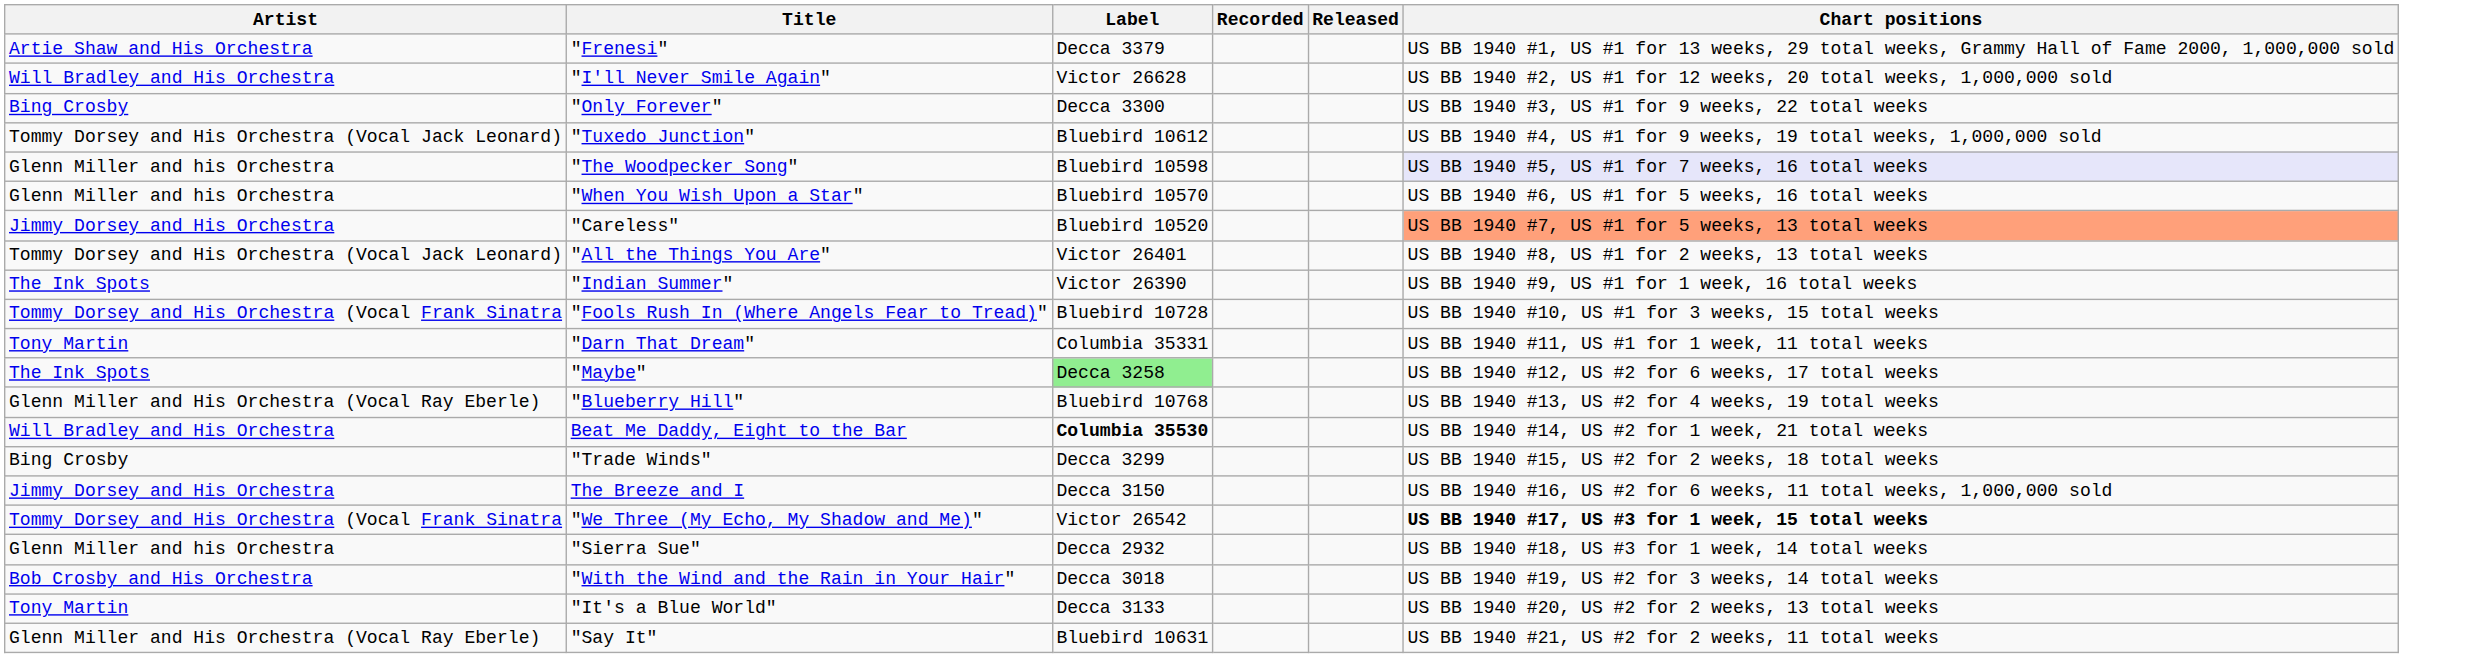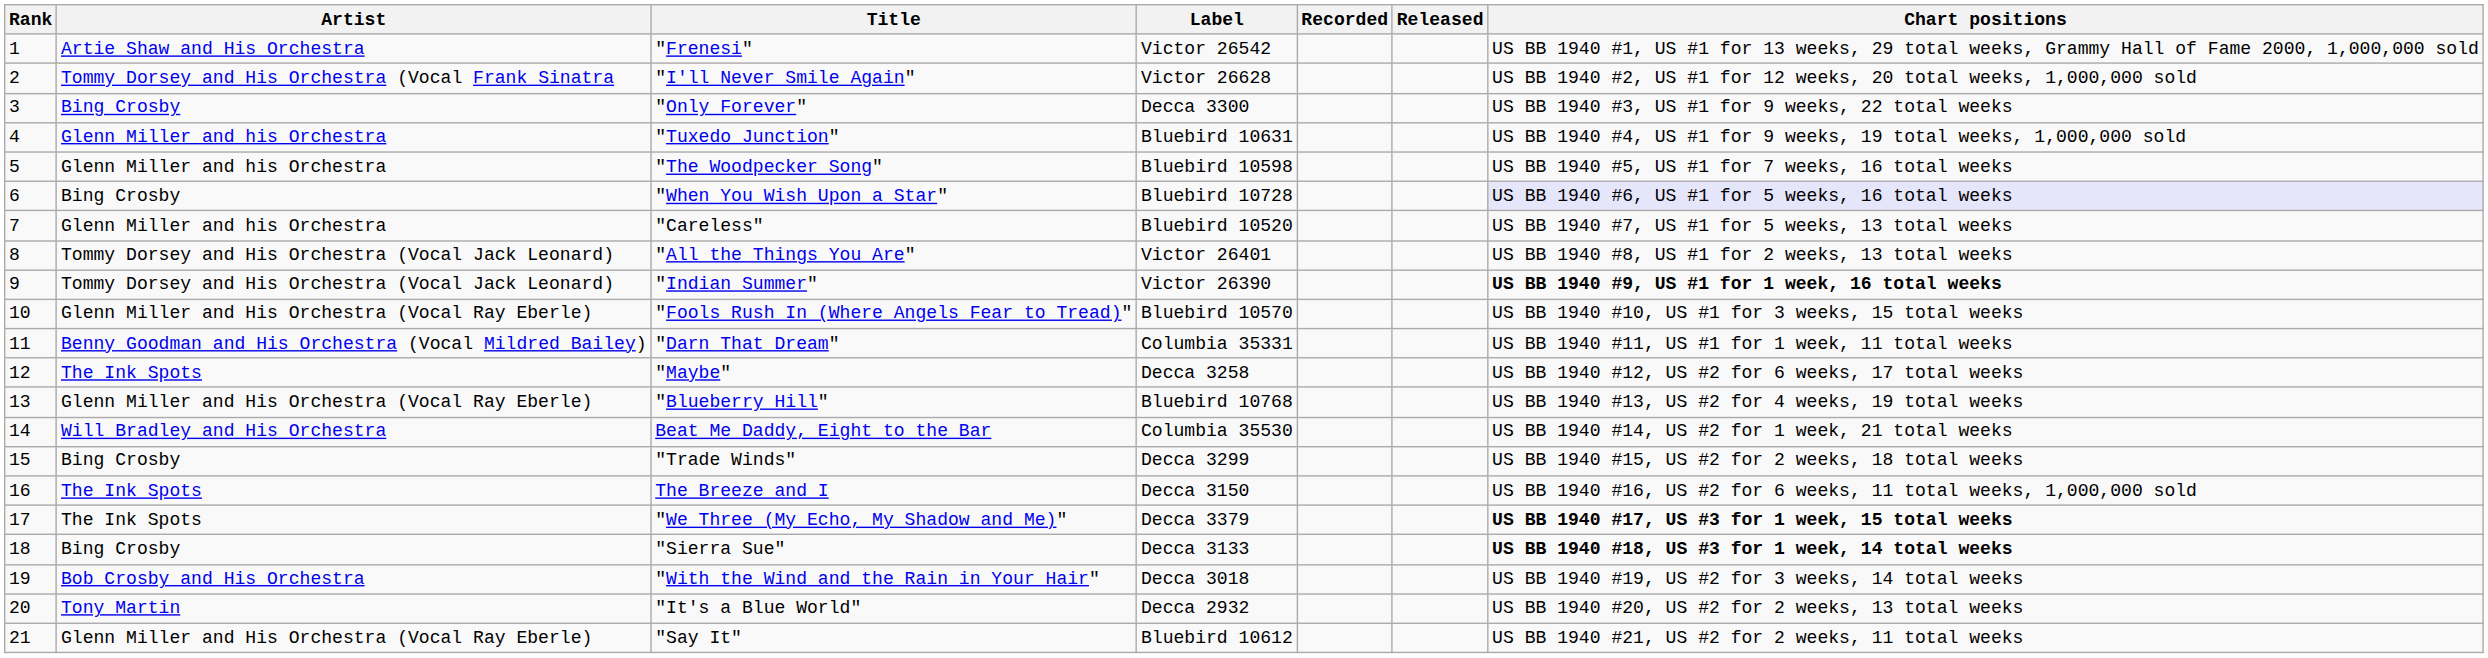+ column: (31, 19)
(1111, 49) Decca 3379 -> (1206, 49) Victor 26542
(172, 78) Will Bradley and His Orchestra -> (338, 78) Tommy Dorsey and His Orchestra (Vocal Frank Sinatra
(286, 137) Tommy Dorsey and His Orchestra (Vocal Jack Leonard) -> (224, 137) Glenn Miller and his Orchestra
(1132, 137) Bluebird 10612 -> (1217, 137) Bluebird 10631
(1668, 167) lavender background -> (1752, 167) no background
(172, 196) Glenn Miller and his Orchestra -> (121, 196) Bing Crosby
(1132, 196) Bluebird 10570 -> (1217, 196) Bluebird 10728
(1668, 196) no background -> (1752, 196) lavender background
(172, 226) Jimmy Dorsey and His Orchestra -> (224, 226) Glenn Miller and his Orchestra
(1668, 226) lightsalmon background -> (1752, 226) no background
(79, 284) The Ink Spots -> (338, 284) Tommy Dorsey and His Orchestra (Vocal Jack Leonard)
(1662, 284) normal -> (1747, 284) bold
(286, 314) Tommy Dorsey and His Orchestra (Vocal Frank Sinatra -> (327, 314) Glenn Miller and His Orchestra (Vocal Ray Eberle)
(1132, 314) Bluebird 10728 -> (1217, 314) Bluebird 10570
(69, 343) Tony Martin -> (354, 343) Benny Goodman and His Orchestra (Vocal Mildred Bailey)
(1111, 373) lightgreen background -> (1195, 373) no background
(1132, 432) bold -> (1217, 432) normal
(172, 491) Jimmy Dorsey and His Orchestra -> (131, 491) The Ink Spots
(286, 520) Tommy Dorsey and His Orchestra (Vocal Frank Sinatra -> (131, 520) The Ink Spots
(1121, 520) Victor 26542 -> (1195, 520) Decca 3379
(172, 550) Glenn Miller and his Orchestra -> (121, 550) Bing Crosby
(1111, 550) Decca 2932 -> (1195, 550) Decca 3133
(1668, 550) normal -> (1752, 550) bold
(1111, 608) Decca 3133 -> (1195, 608) Decca 2932
(1132, 638) Bluebird 10631 -> (1217, 638) Bluebird 10612
